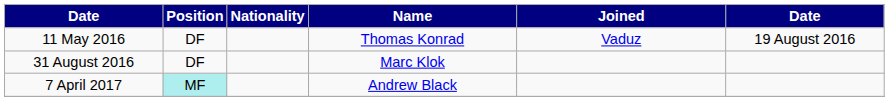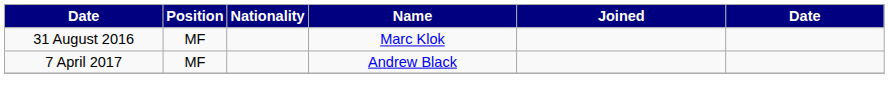- row: (84, 39)
(195, 62) DF -> (195, 39) MF
(195, 85) paleturquoise background -> (195, 62) no background
